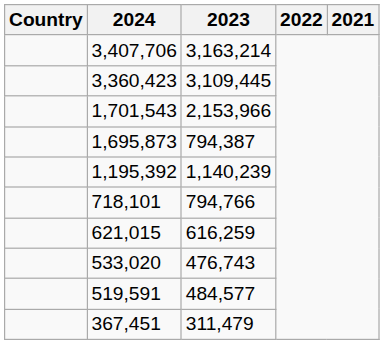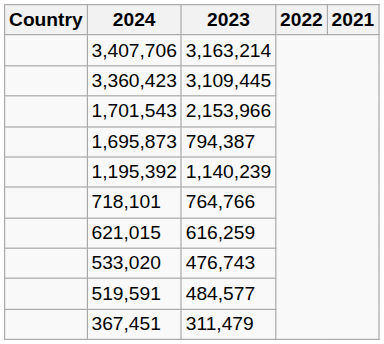(220, 202) 794,766 -> (220, 202) 764,766
